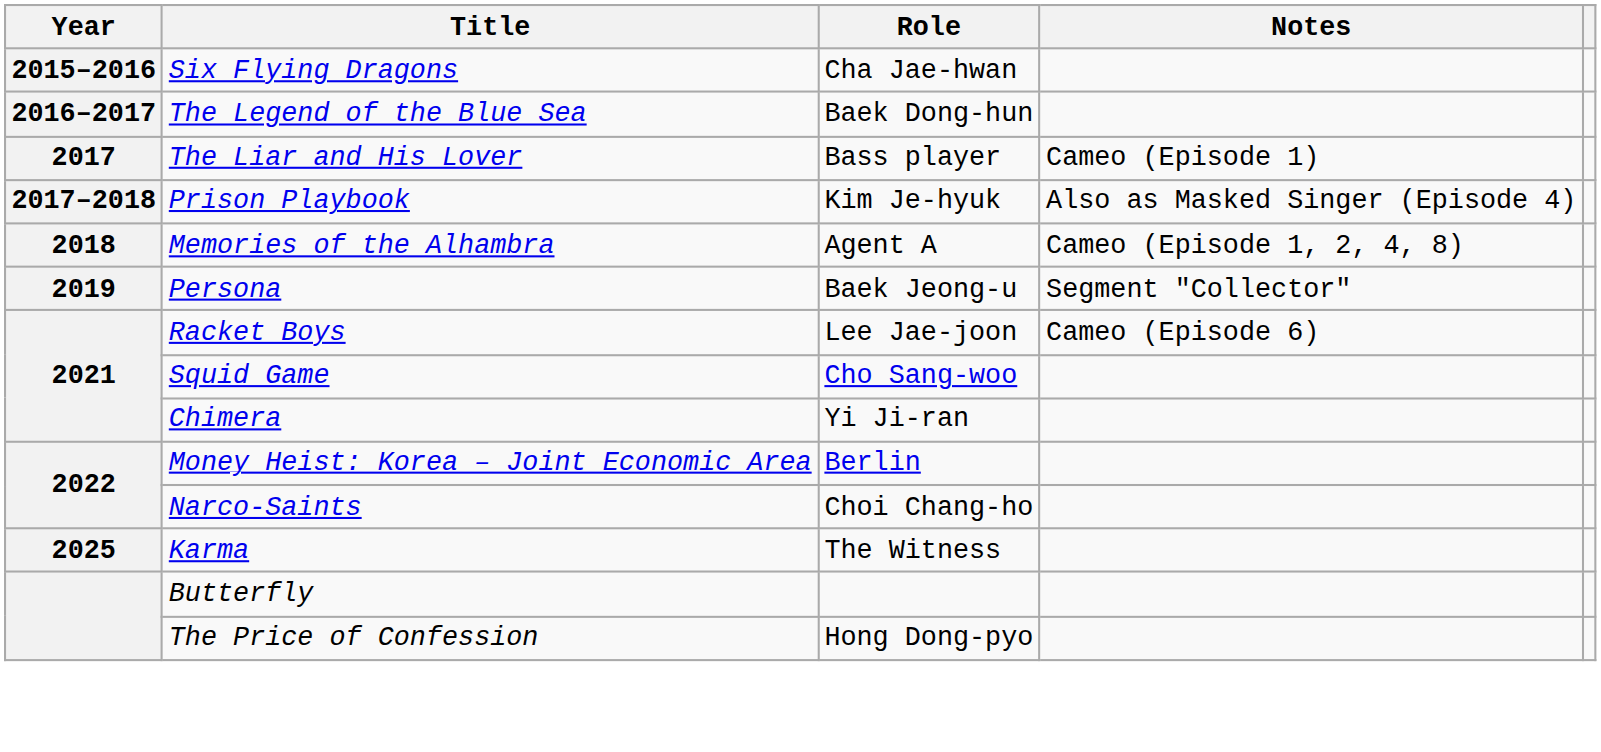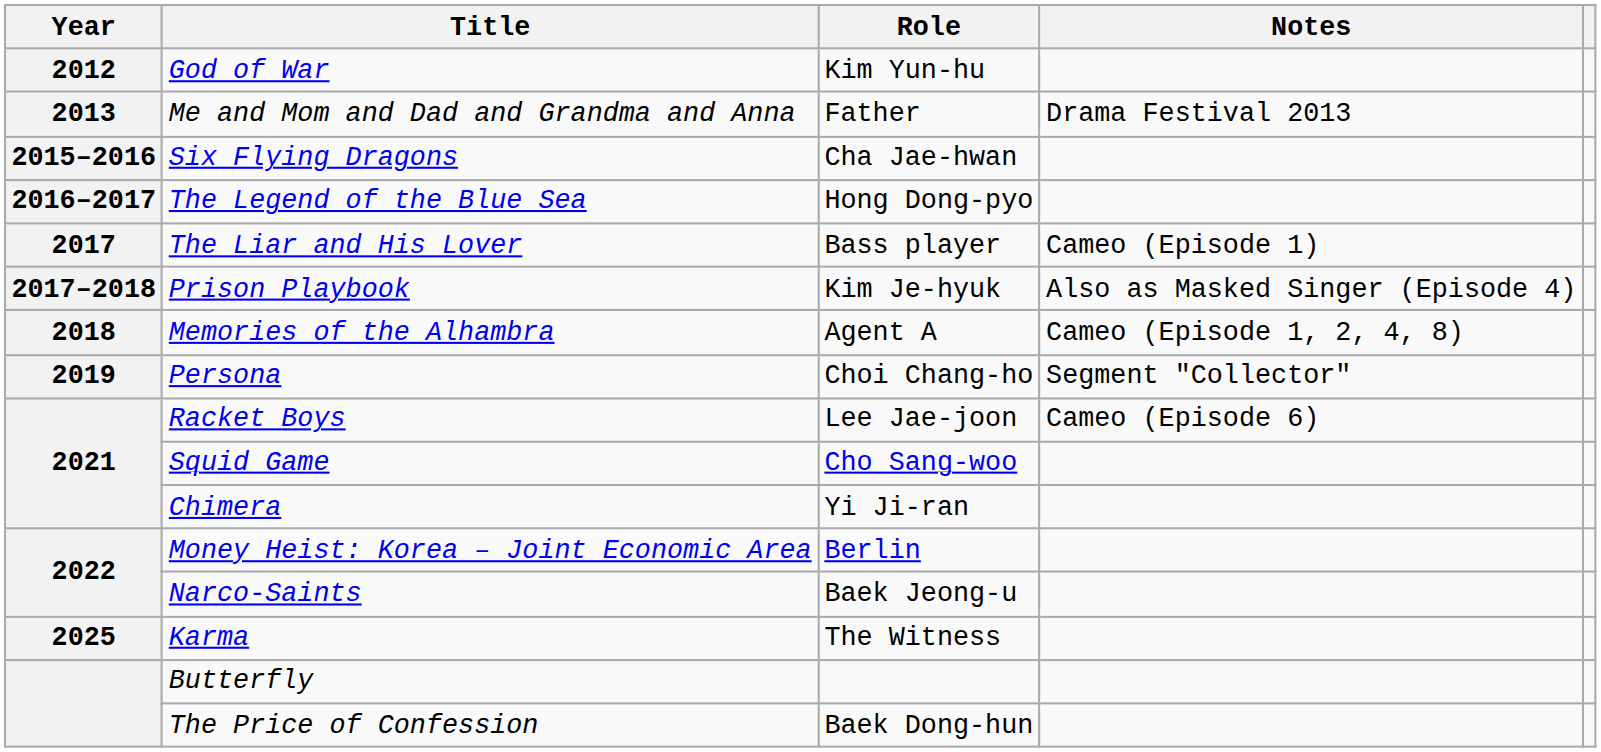+ row: (249, 70)
+ row: (482, 114)
(929, 114) Baek Dong-hun -> (929, 201) Hong Dong-pyo
(921, 289) Baek Jeong-u -> (929, 376) Choi Chang-ho
(929, 507) Choi Chang-ho -> (921, 594) Baek Jeong-u
(929, 638) Hong Dong-pyo -> (929, 725) Baek Dong-hun
